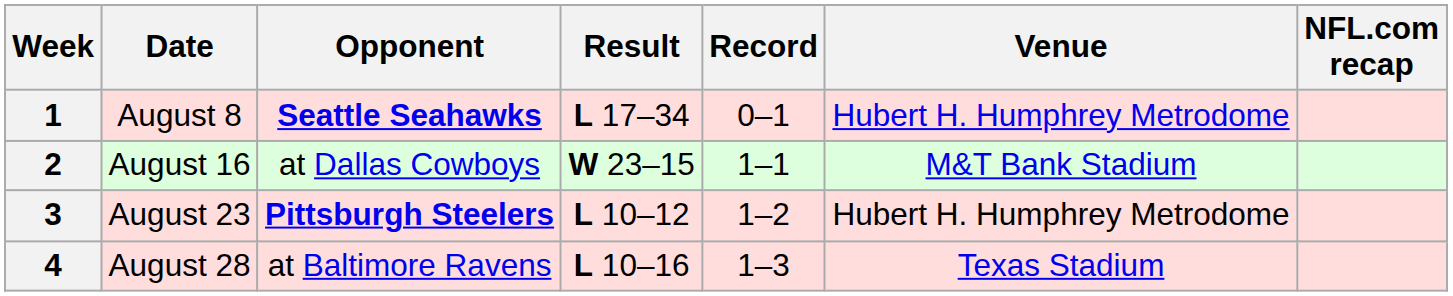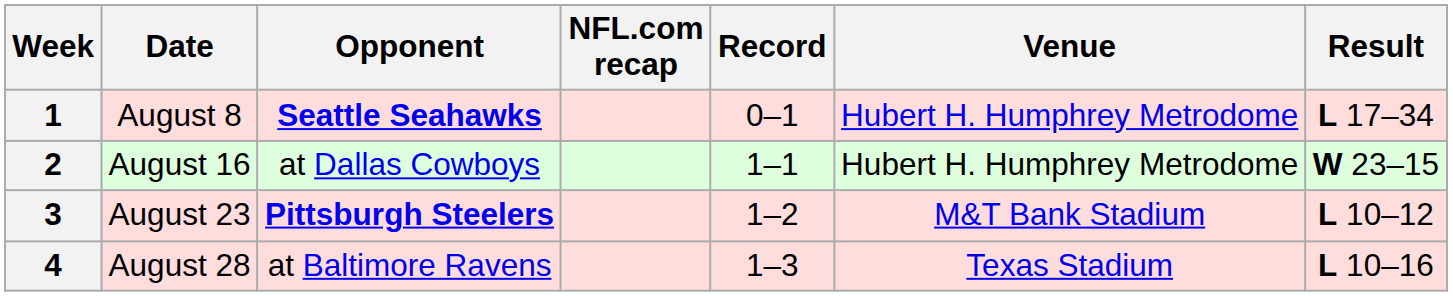columns swapped: (632, 47) <-> (1372, 47)
(1061, 164) M&T Bank Stadium -> (1070, 164) Hubert H. Humphrey Metrodome
(1061, 214) Hubert H. Humphrey Metrodome -> (1070, 214) M&T Bank Stadium
